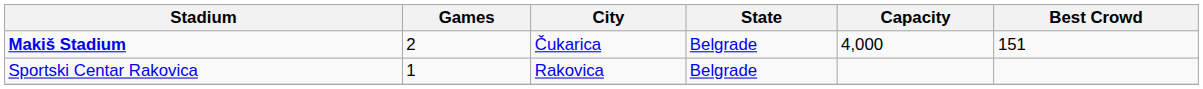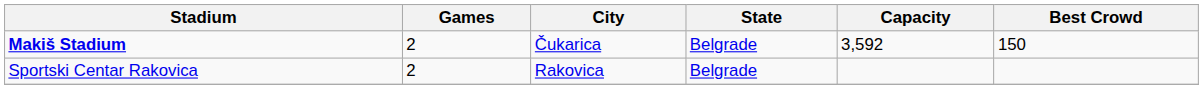(862, 44) 4,000 -> (862, 44) 3,592
(1012, 44) 151 -> (1012, 44) 150
(411, 71) 1 -> (411, 71) 2
